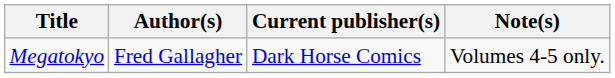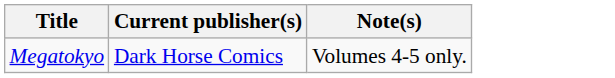- column: (178, 21)
